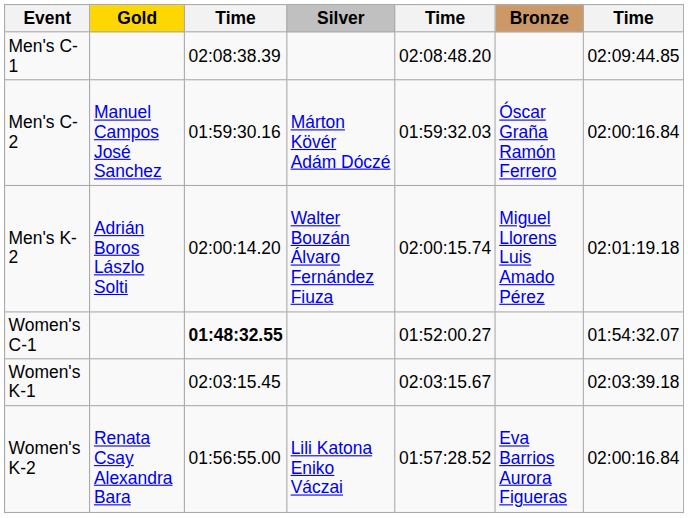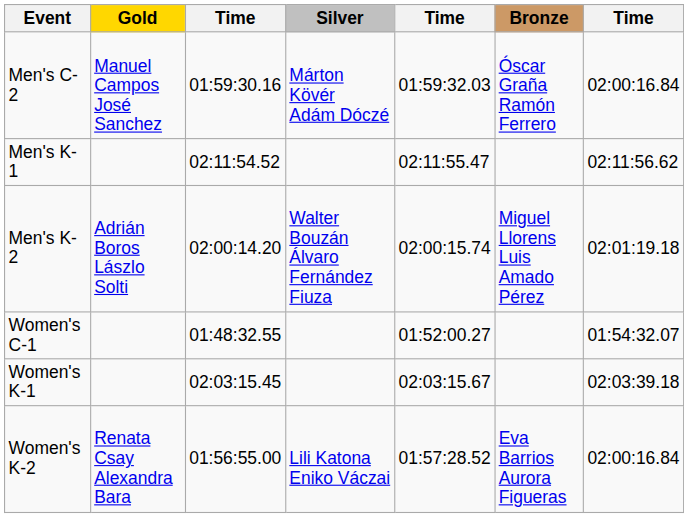- row: (43, 55)
+ row: (43, 161)
(236, 334) bold -> (235, 334) normal
